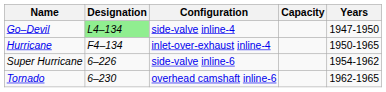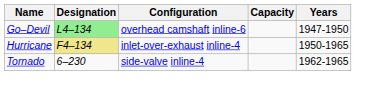(193, 29) side-valve inline-4 -> (183, 29) overhead camshaft inline-6
(105, 45) no background -> (74, 45) khaki background
- row: (45, 62)
(214, 78) overhead camshaft inline-6 -> (163, 62) side-valve inline-4
